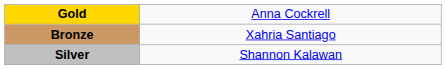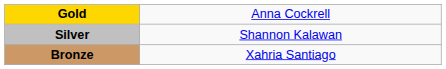rows swapped: (72, 54) <-> (72, 34)
